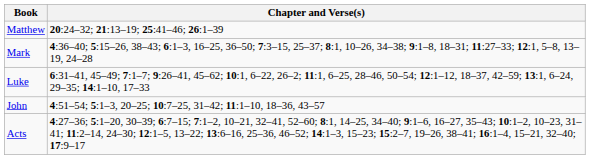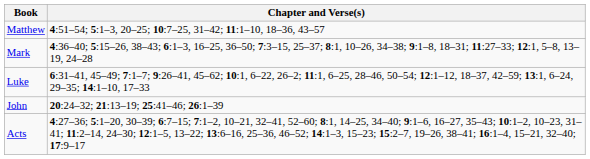(137, 30) 20:24–32; 21:13–19; 25:41–46; 26:1–39 -> (187, 30) 4:51–54; 5:1–3, 20–25; 10:7–25, 31–42; 11:1–10, 18–36, 43–57
(187, 105) 4:51–54; 5:1–3, 20–25; 10:7–25, 31–42; 11:1–10, 18–36, 43–57 -> (137, 105) 20:24–32; 21:13–19; 25:41–46; 26:1–39
